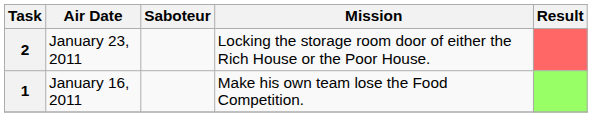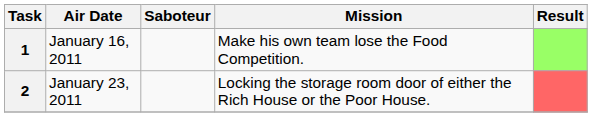rows swapped: (25, 91) <-> (25, 49)
